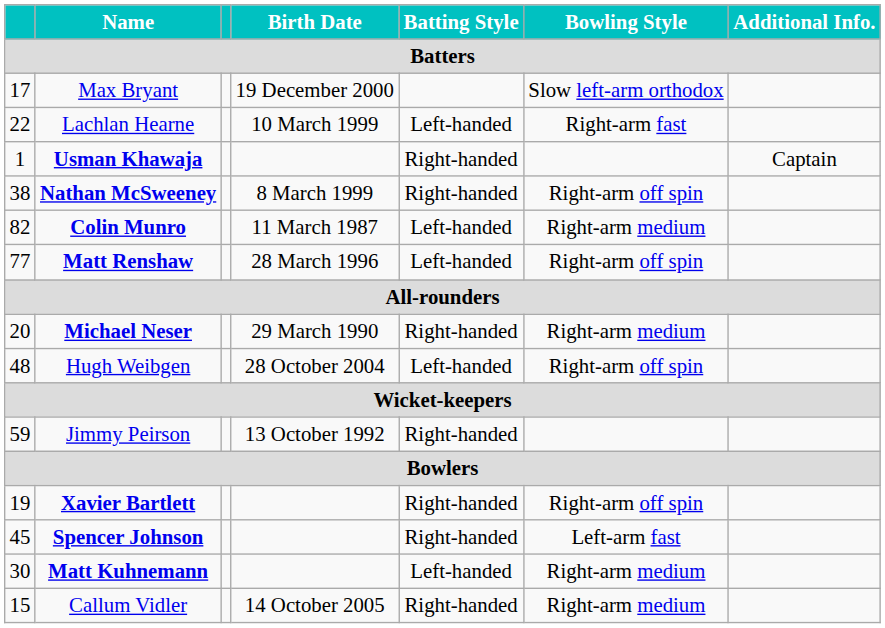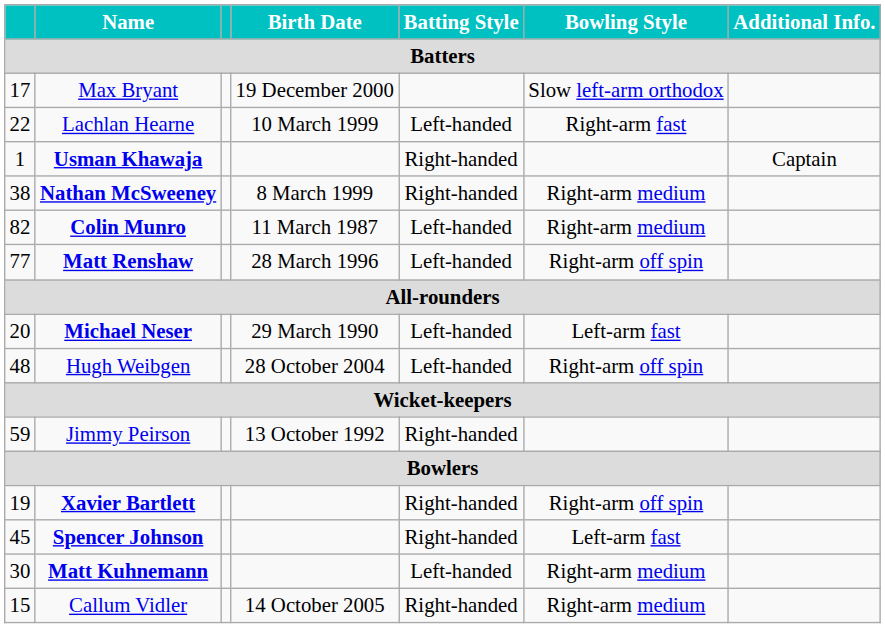(626, 193) Right-arm off spin -> (626, 193) Right-arm medium
(461, 330) Right-handed -> (461, 330) Left-handed
(626, 330) Right-arm medium -> (626, 330) Left-arm fast
